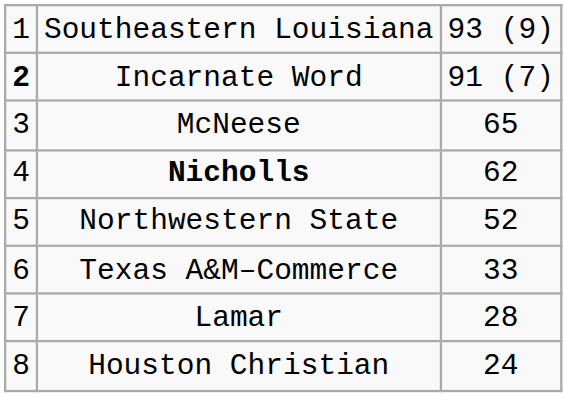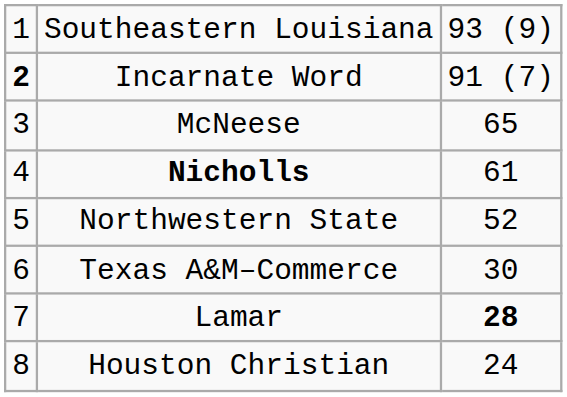(501, 173) 62 -> (501, 173) 61
(501, 270) 33 -> (501, 270) 30
(501, 318) normal -> (501, 318) bold
